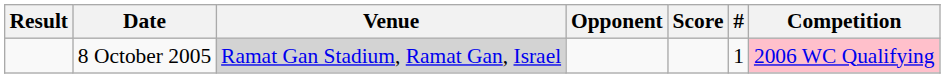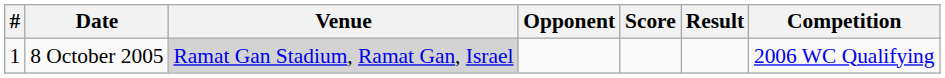columns swapped: (739, 21) <-> (39, 21)
(844, 55) pink background -> (844, 55) no background
